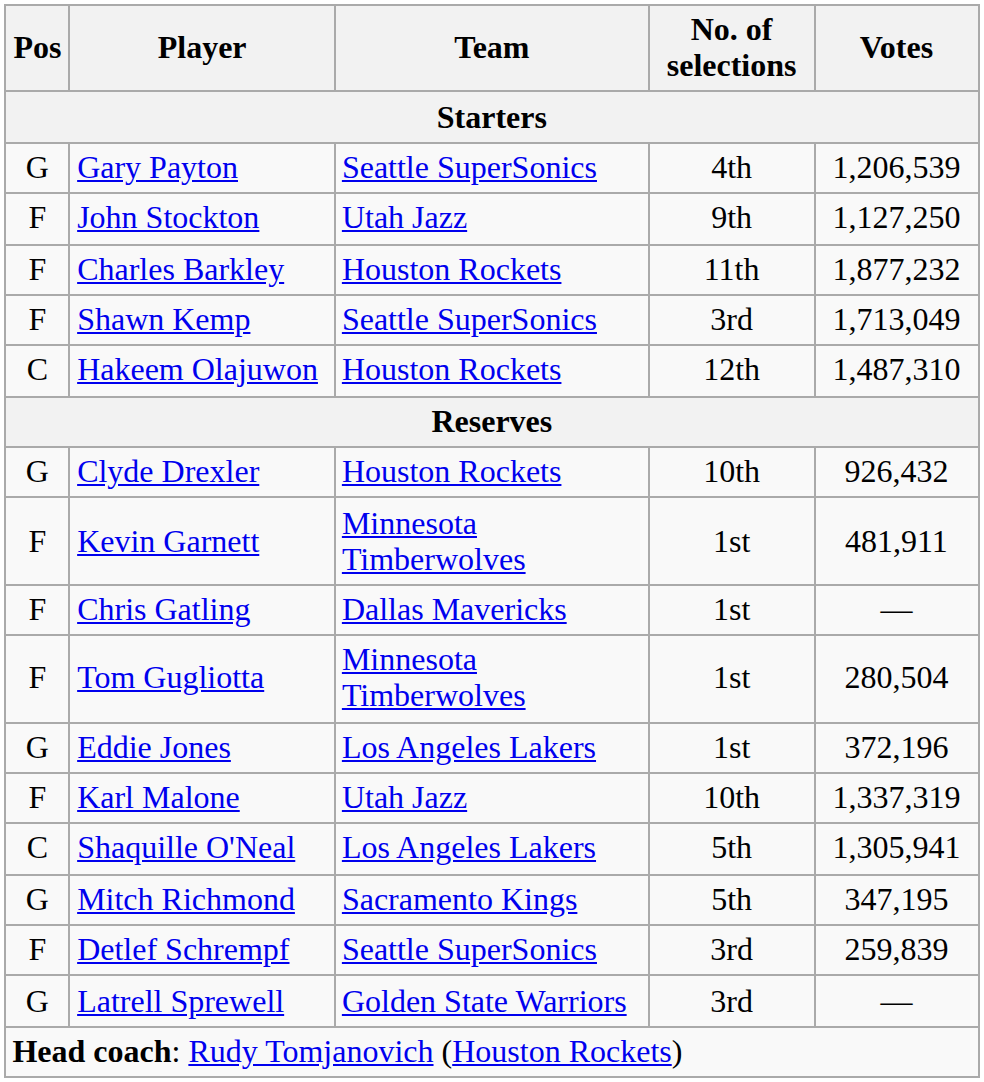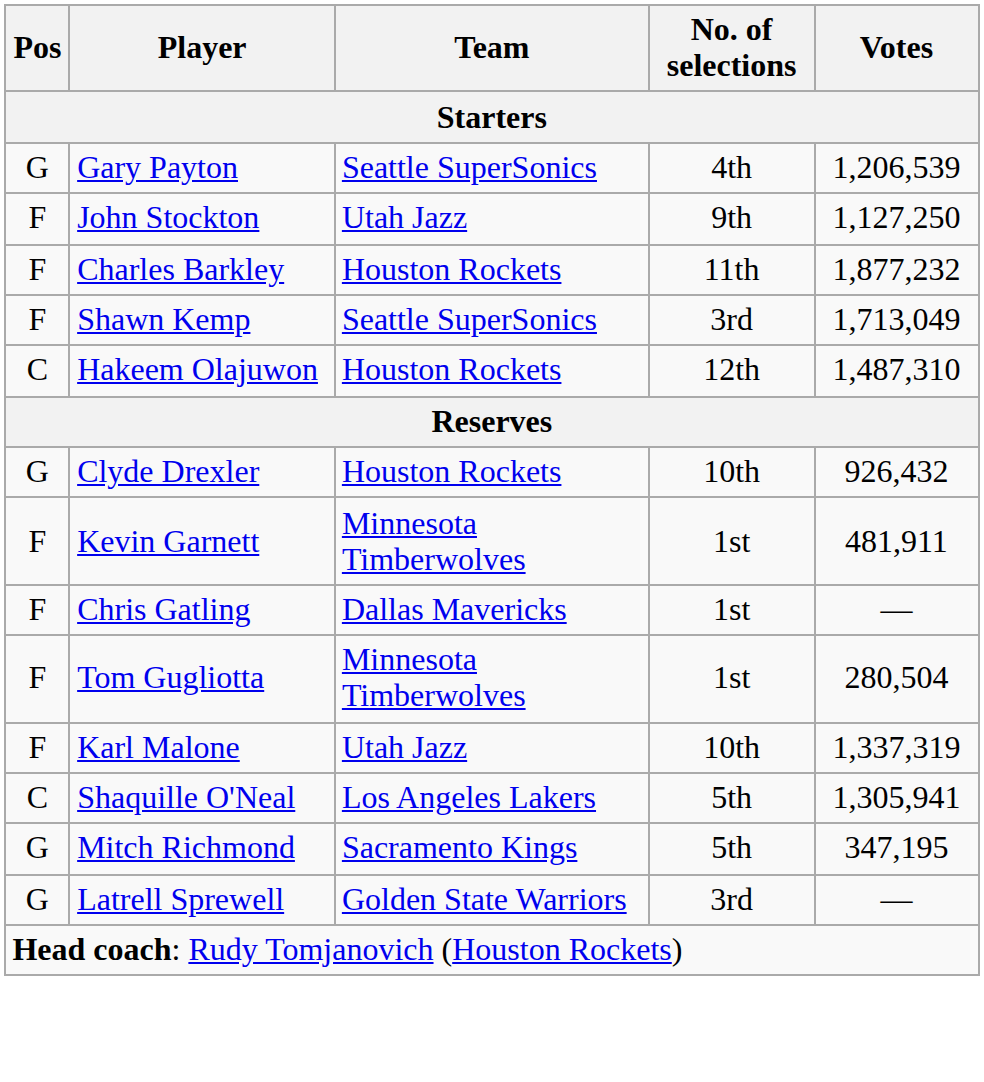- row: (154, 746)
- row: (183, 949)
